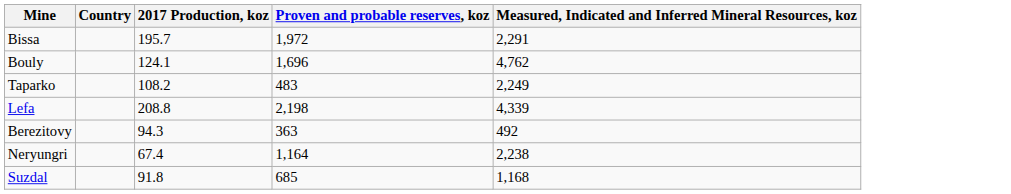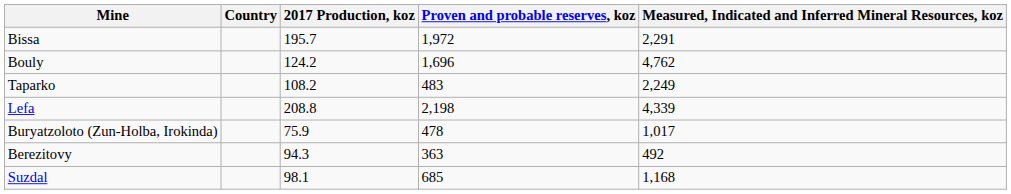(154, 62) 124.1 -> (300, 62) 124.2
+ row: (113, 131)
- row: (38, 154)
(150, 177) 91.8 -> (296, 177) 98.1
